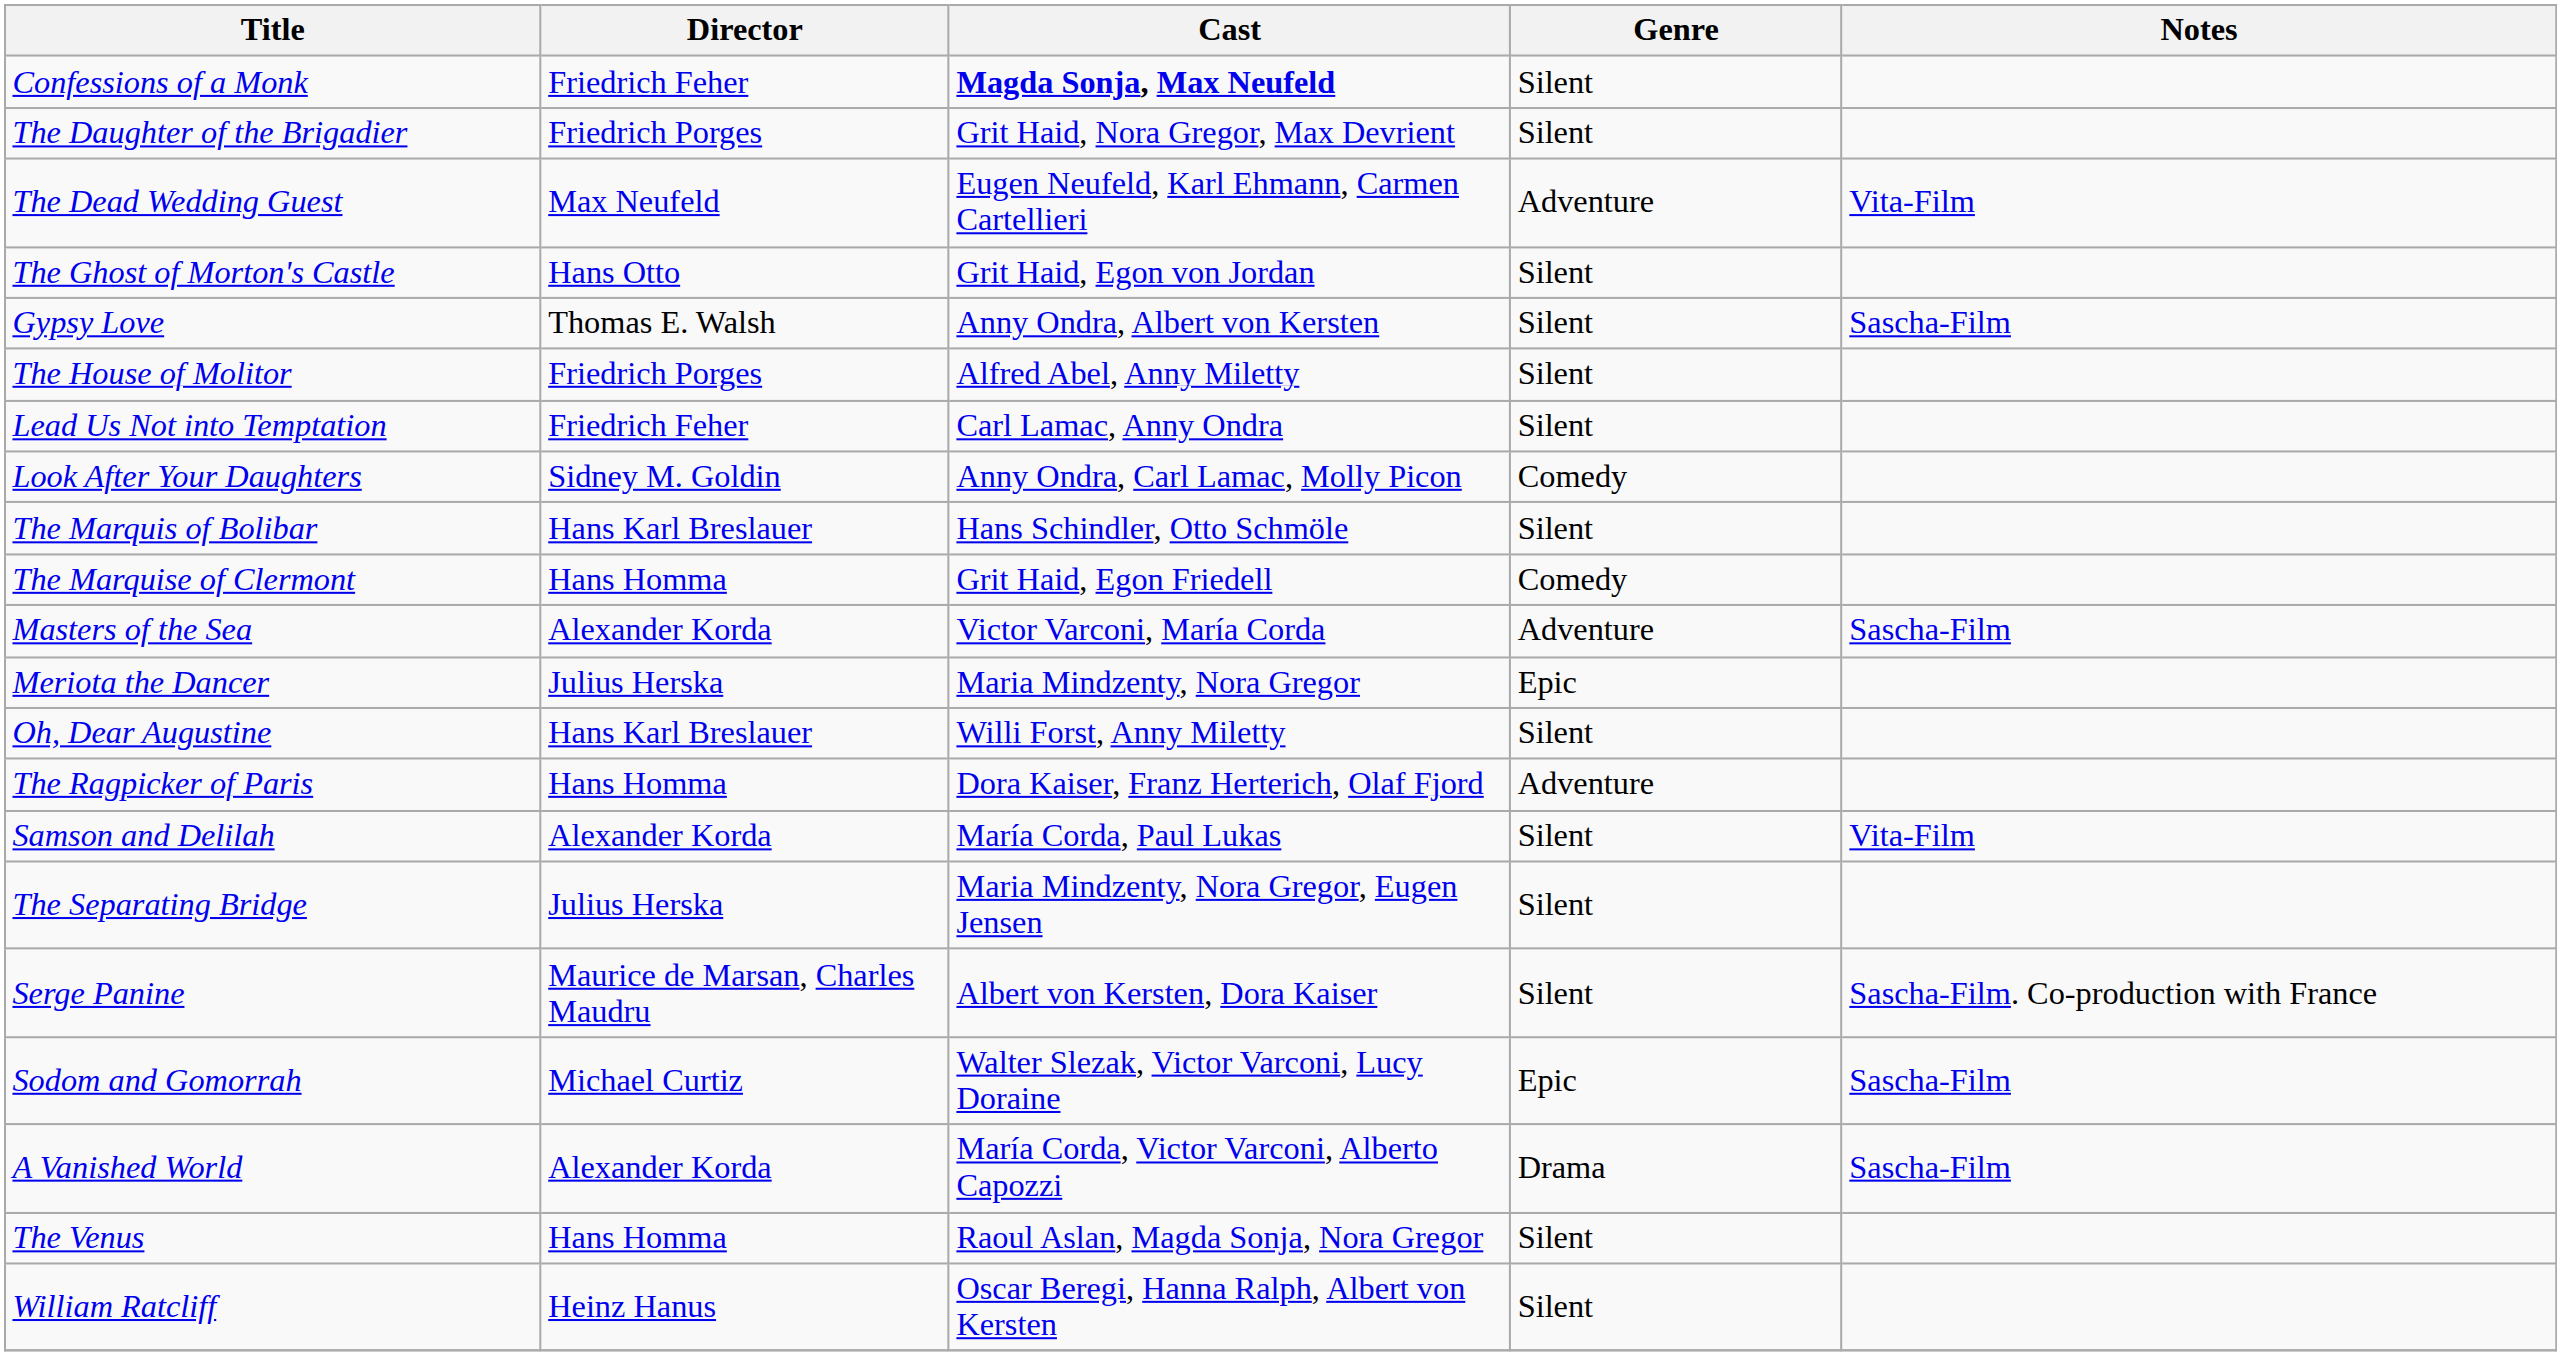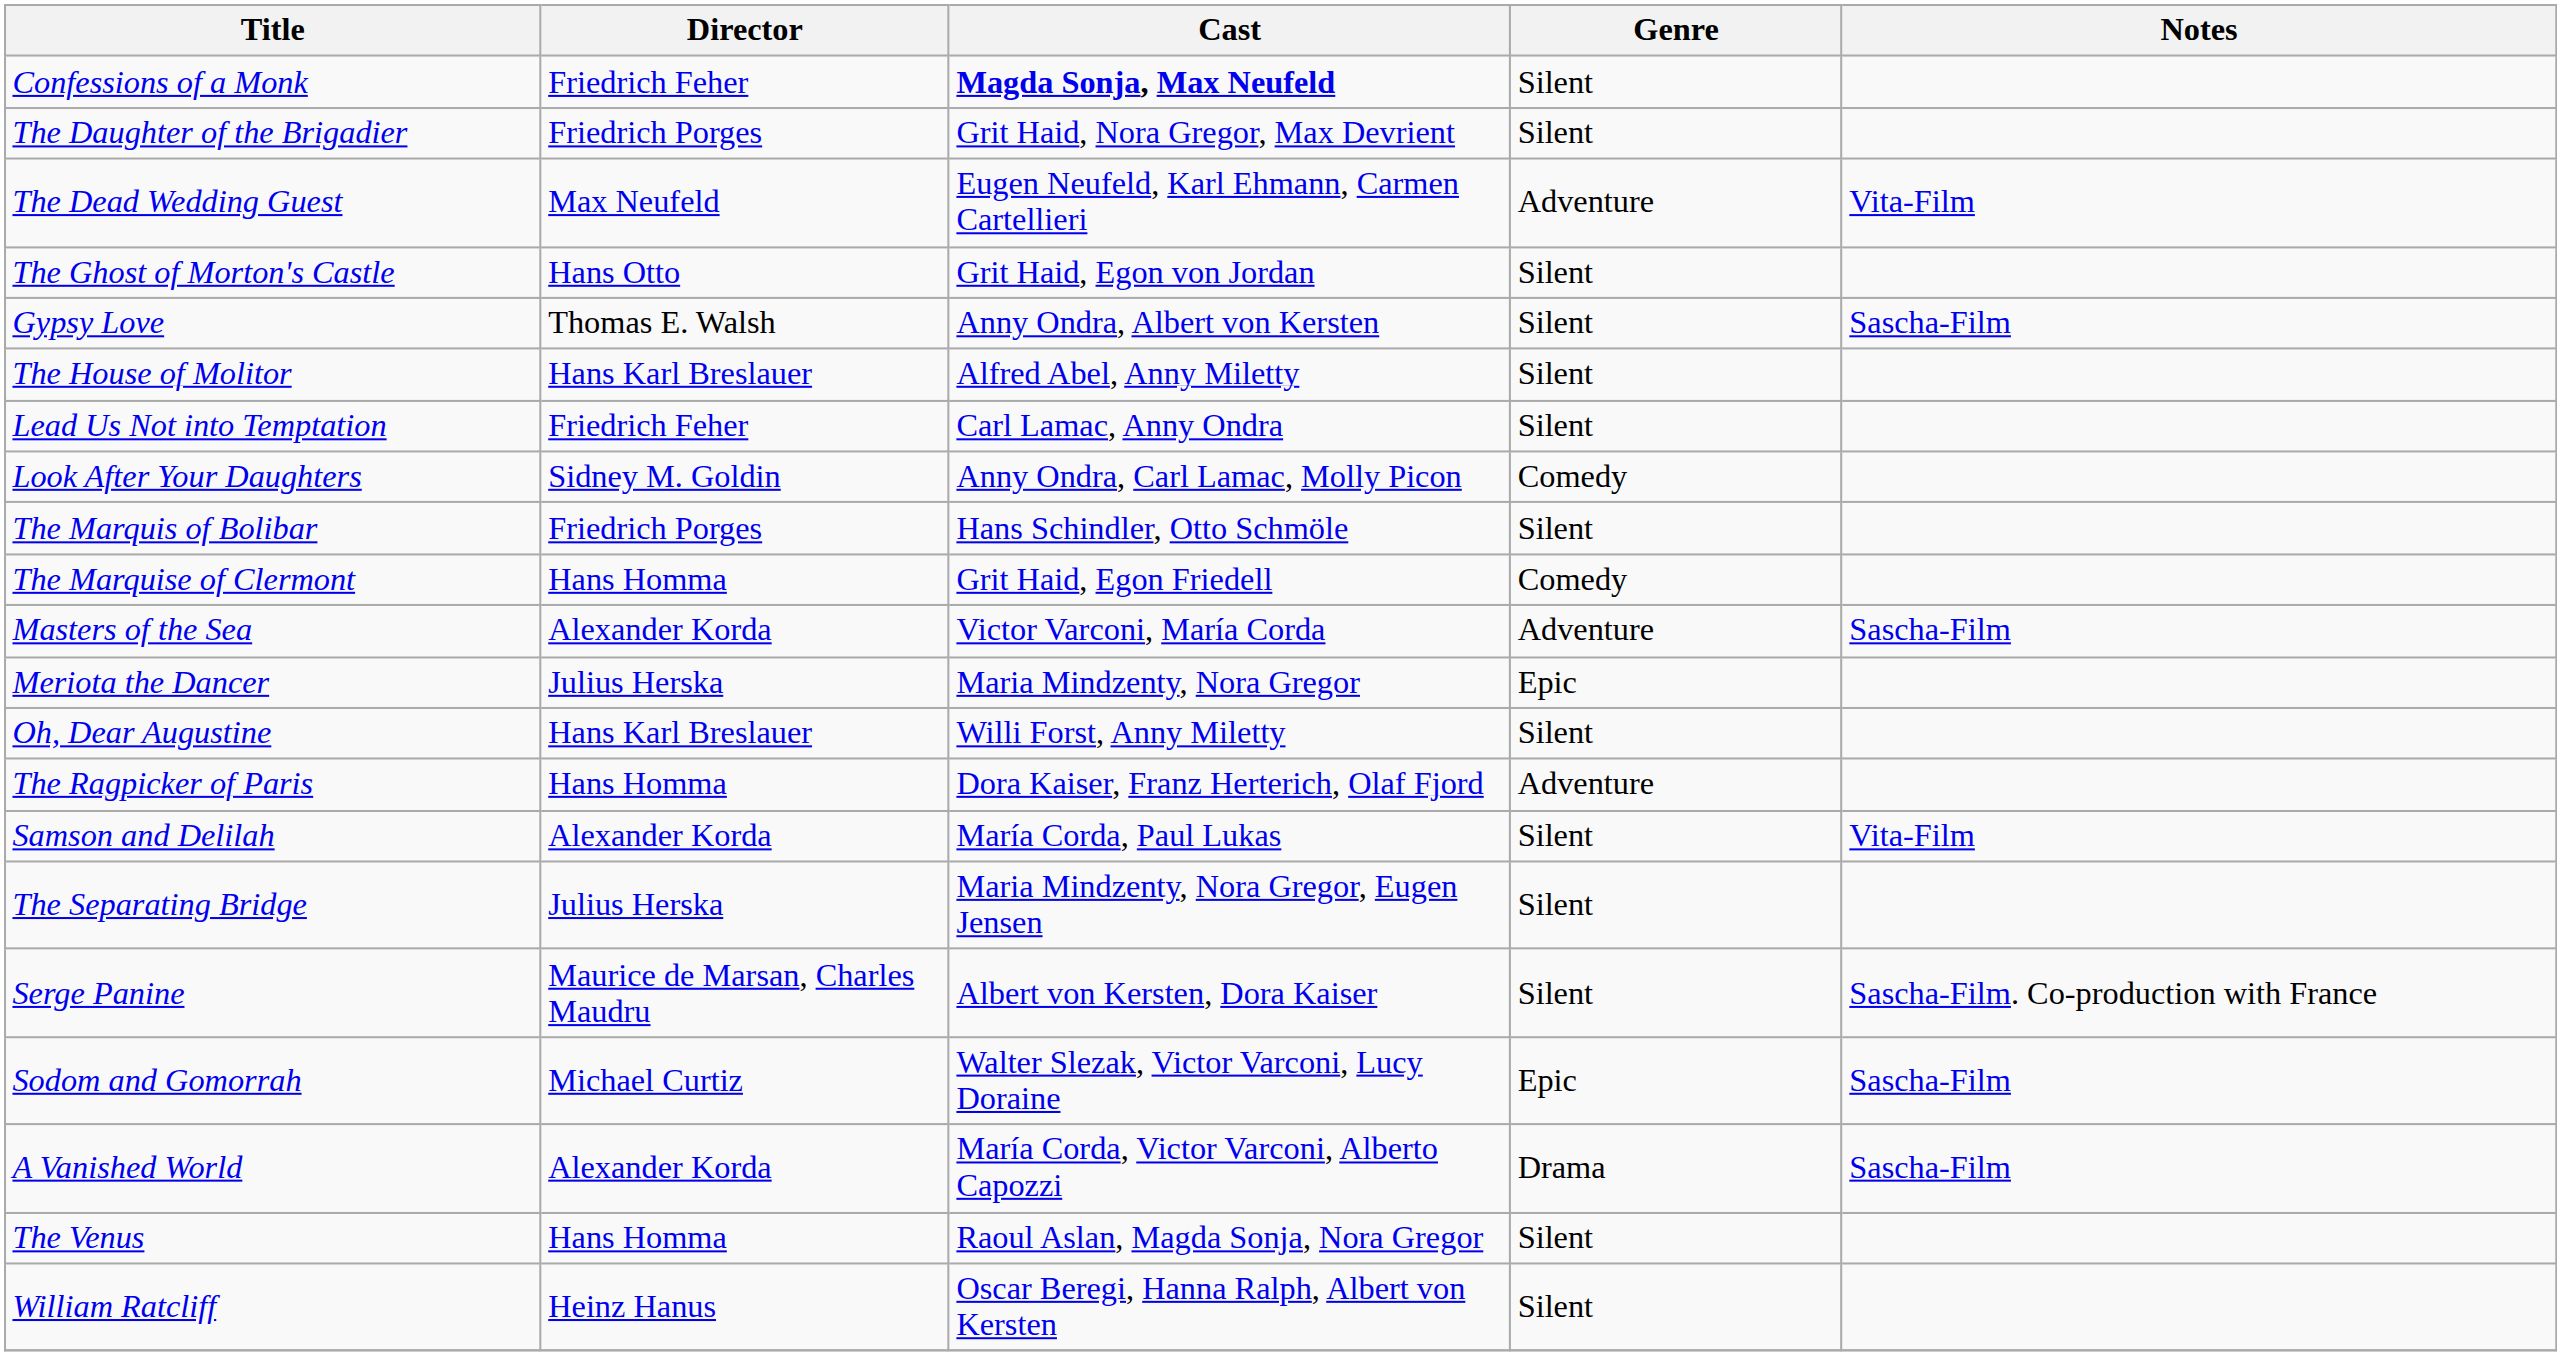(655, 374) Friedrich Porges -> (680, 374) Hans Karl Breslauer
(680, 527) Hans Karl Breslauer -> (655, 527) Friedrich Porges
